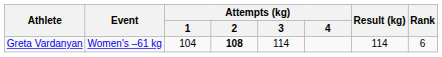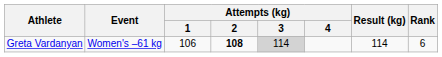(188, 45) 104 -> (188, 45) 106
(281, 45) no background -> (281, 45) lightgrey background
